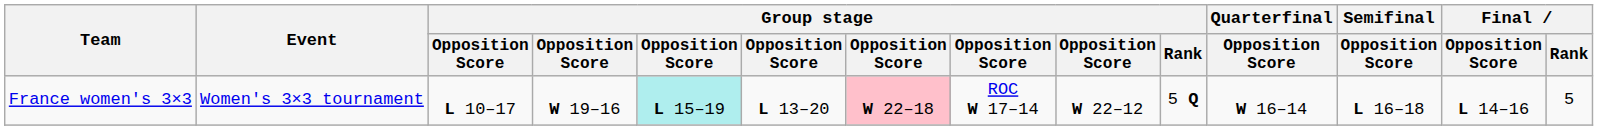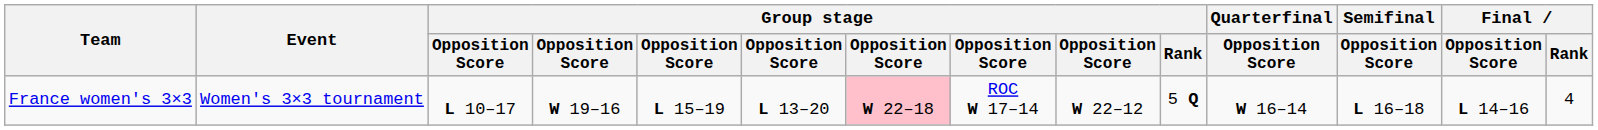(689, 110) paleturquoise background -> (689, 110) no background
(1569, 100) 5 -> (1569, 100) 4
